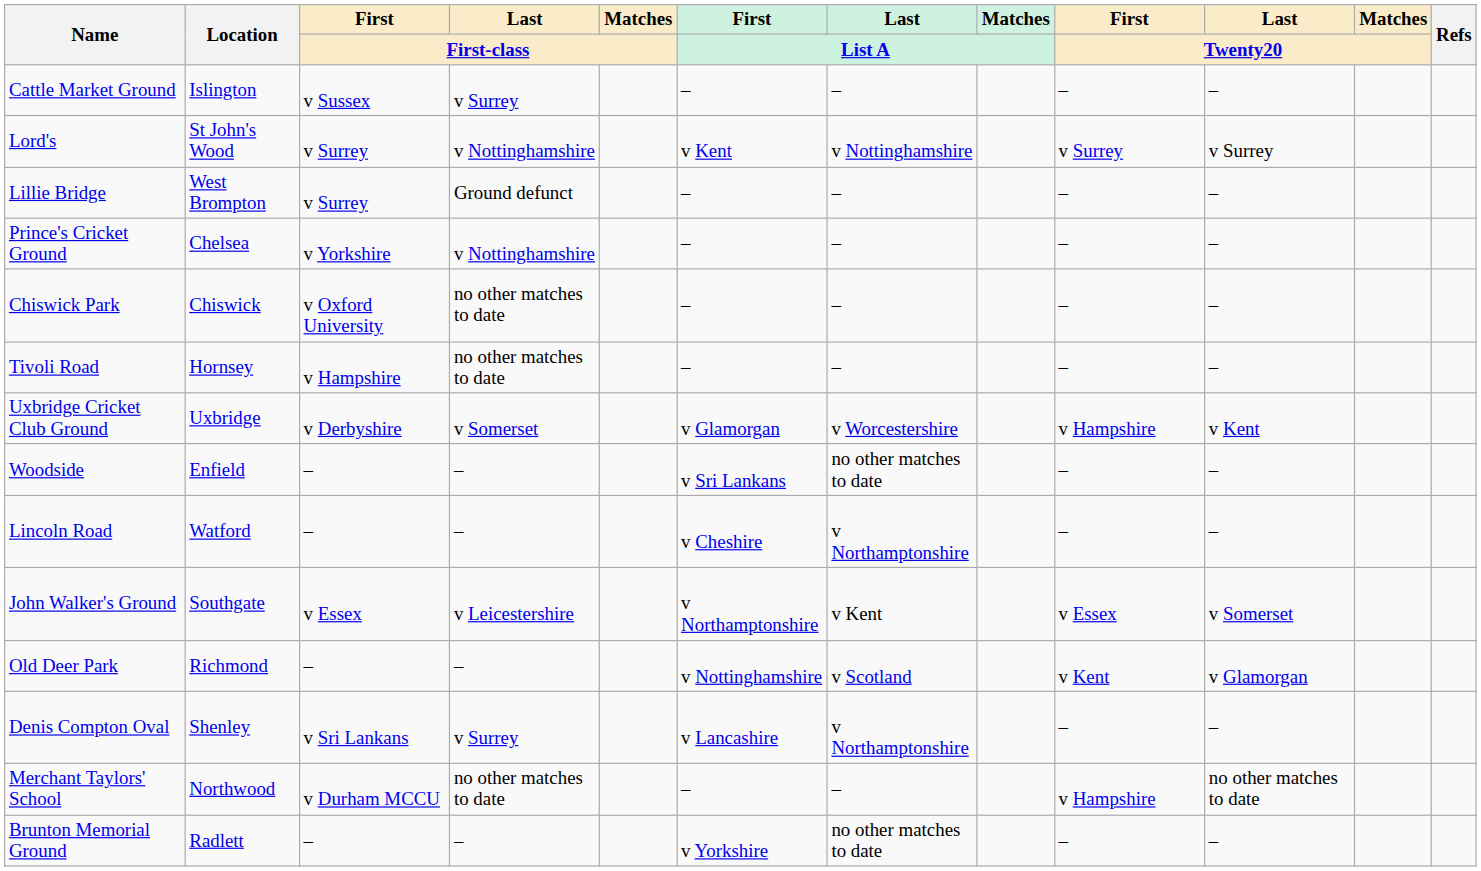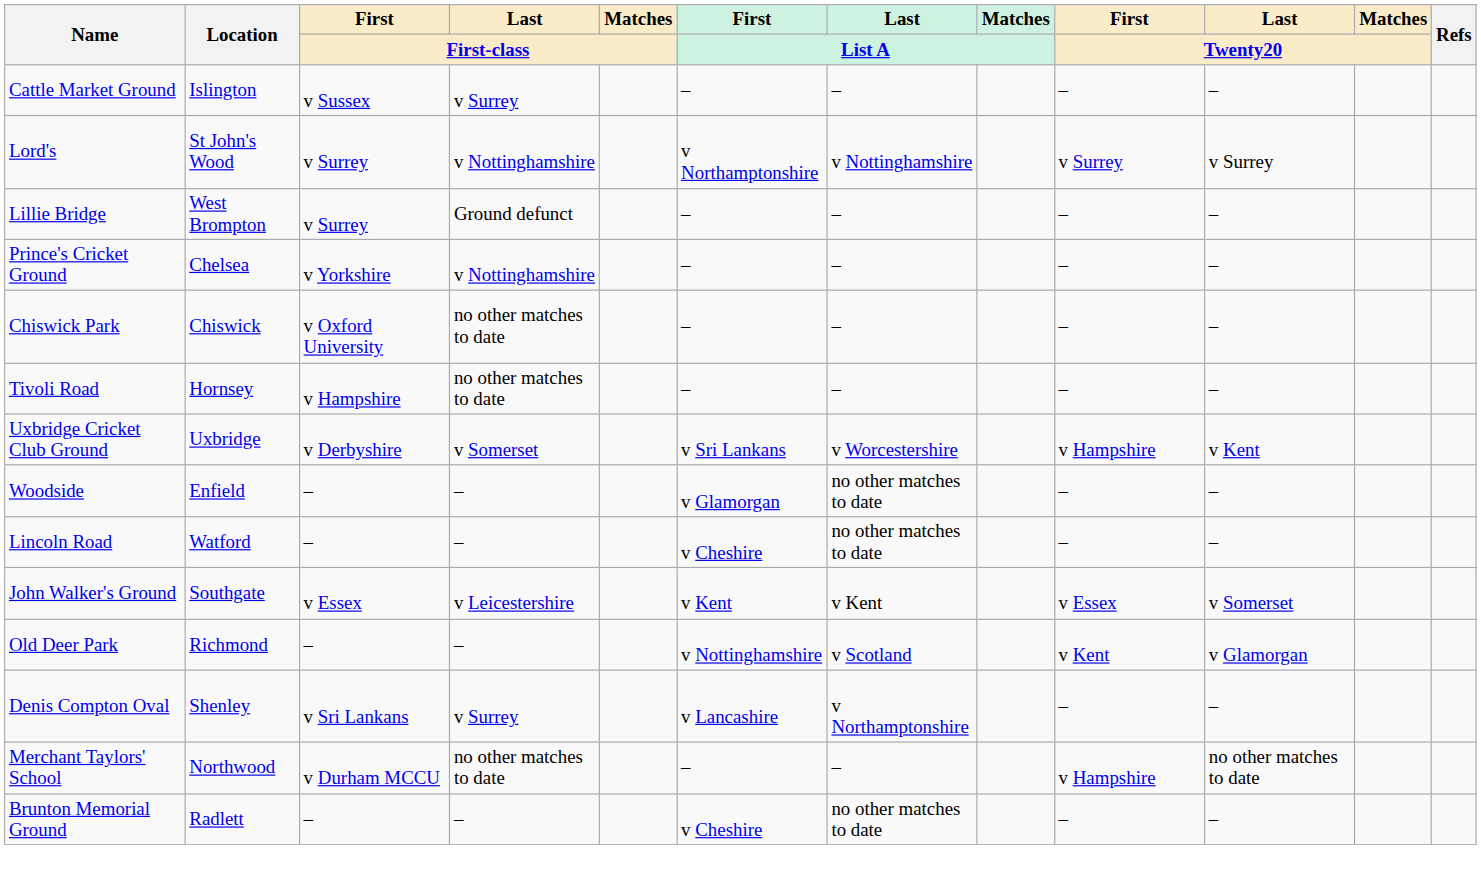(707, 151) v Kent -> (750, 162) v Northamptonshire
(730, 428) v Glamorgan -> (734, 450) v Sri Lankans
(734, 480) v Sri Lankans -> (730, 501) v Glamorgan
(900, 541) v Northamptonshire -> (896, 541) no other matches to date
(750, 614) v Northamptonshire -> (707, 603) v Kent
(725, 850) v Yorkshire -> (722, 829) v Cheshire
